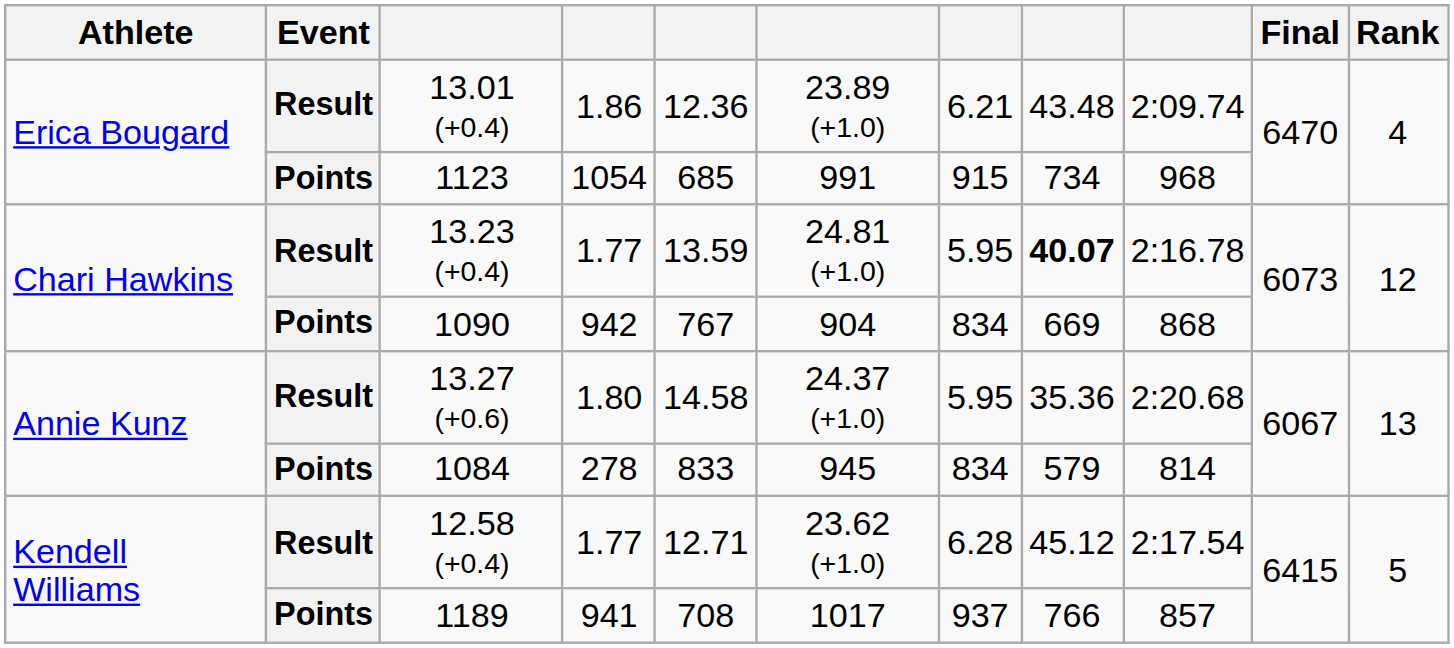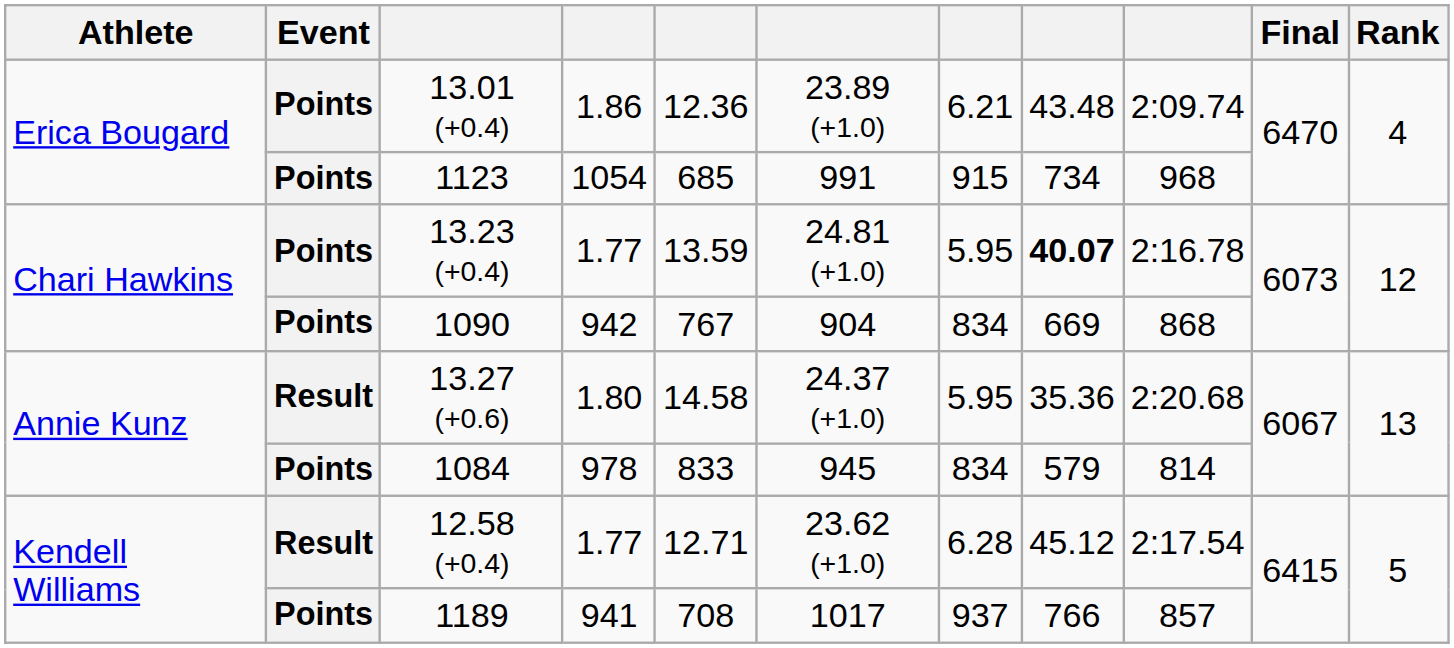(324, 105) Result -> (324, 105) Points
(324, 251) Result -> (324, 251) Points
(609, 470) 278 -> (609, 470) 978
